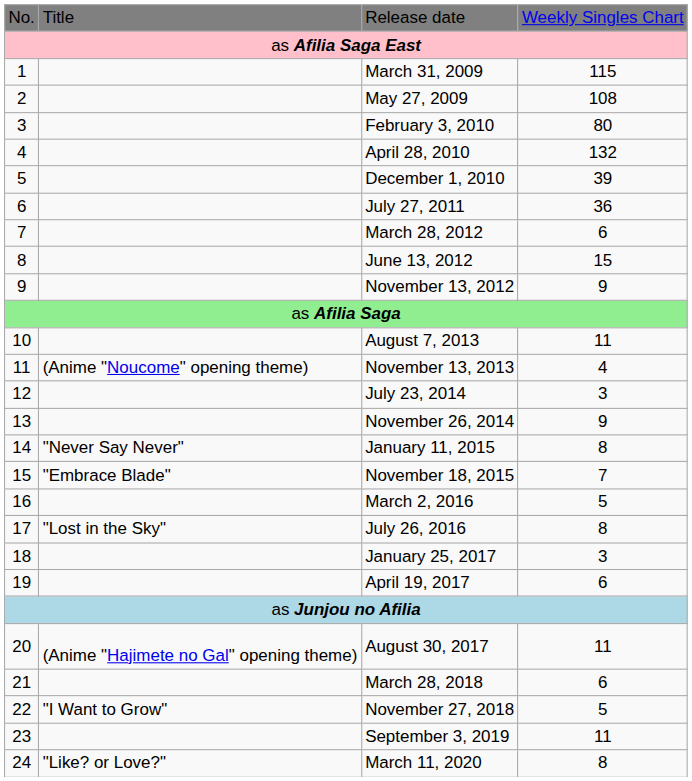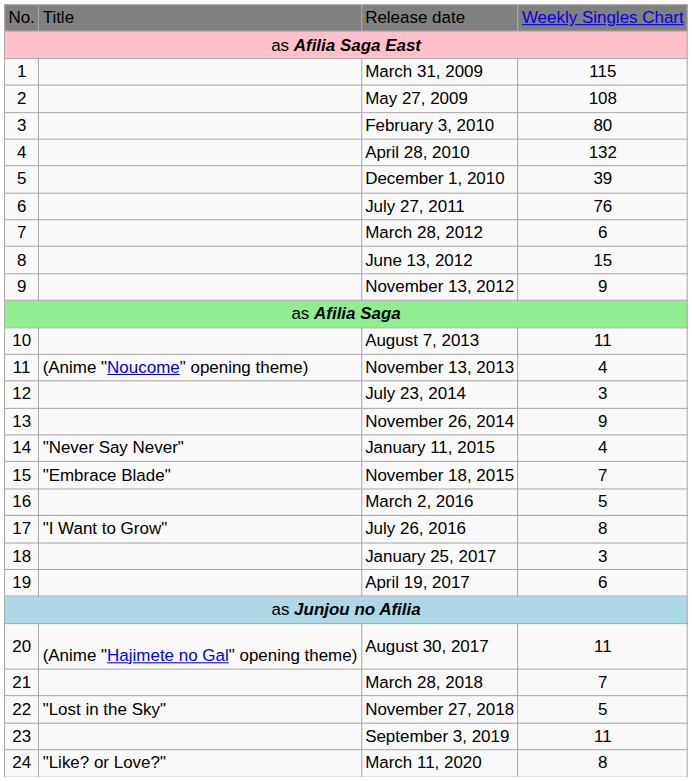(603, 206) 36 -> (603, 206) 76
(603, 448) 8 -> (603, 448) 4
(104, 529) "Lost in the Sky" -> (105, 529) "I Want to Grow"
(603, 682) 6 -> (603, 682) 7
(105, 709) "I Want to Grow" -> (104, 709) "Lost in the Sky"
